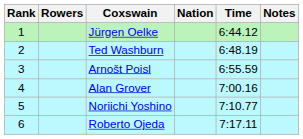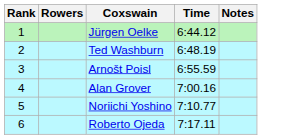- column: (195, 13)
